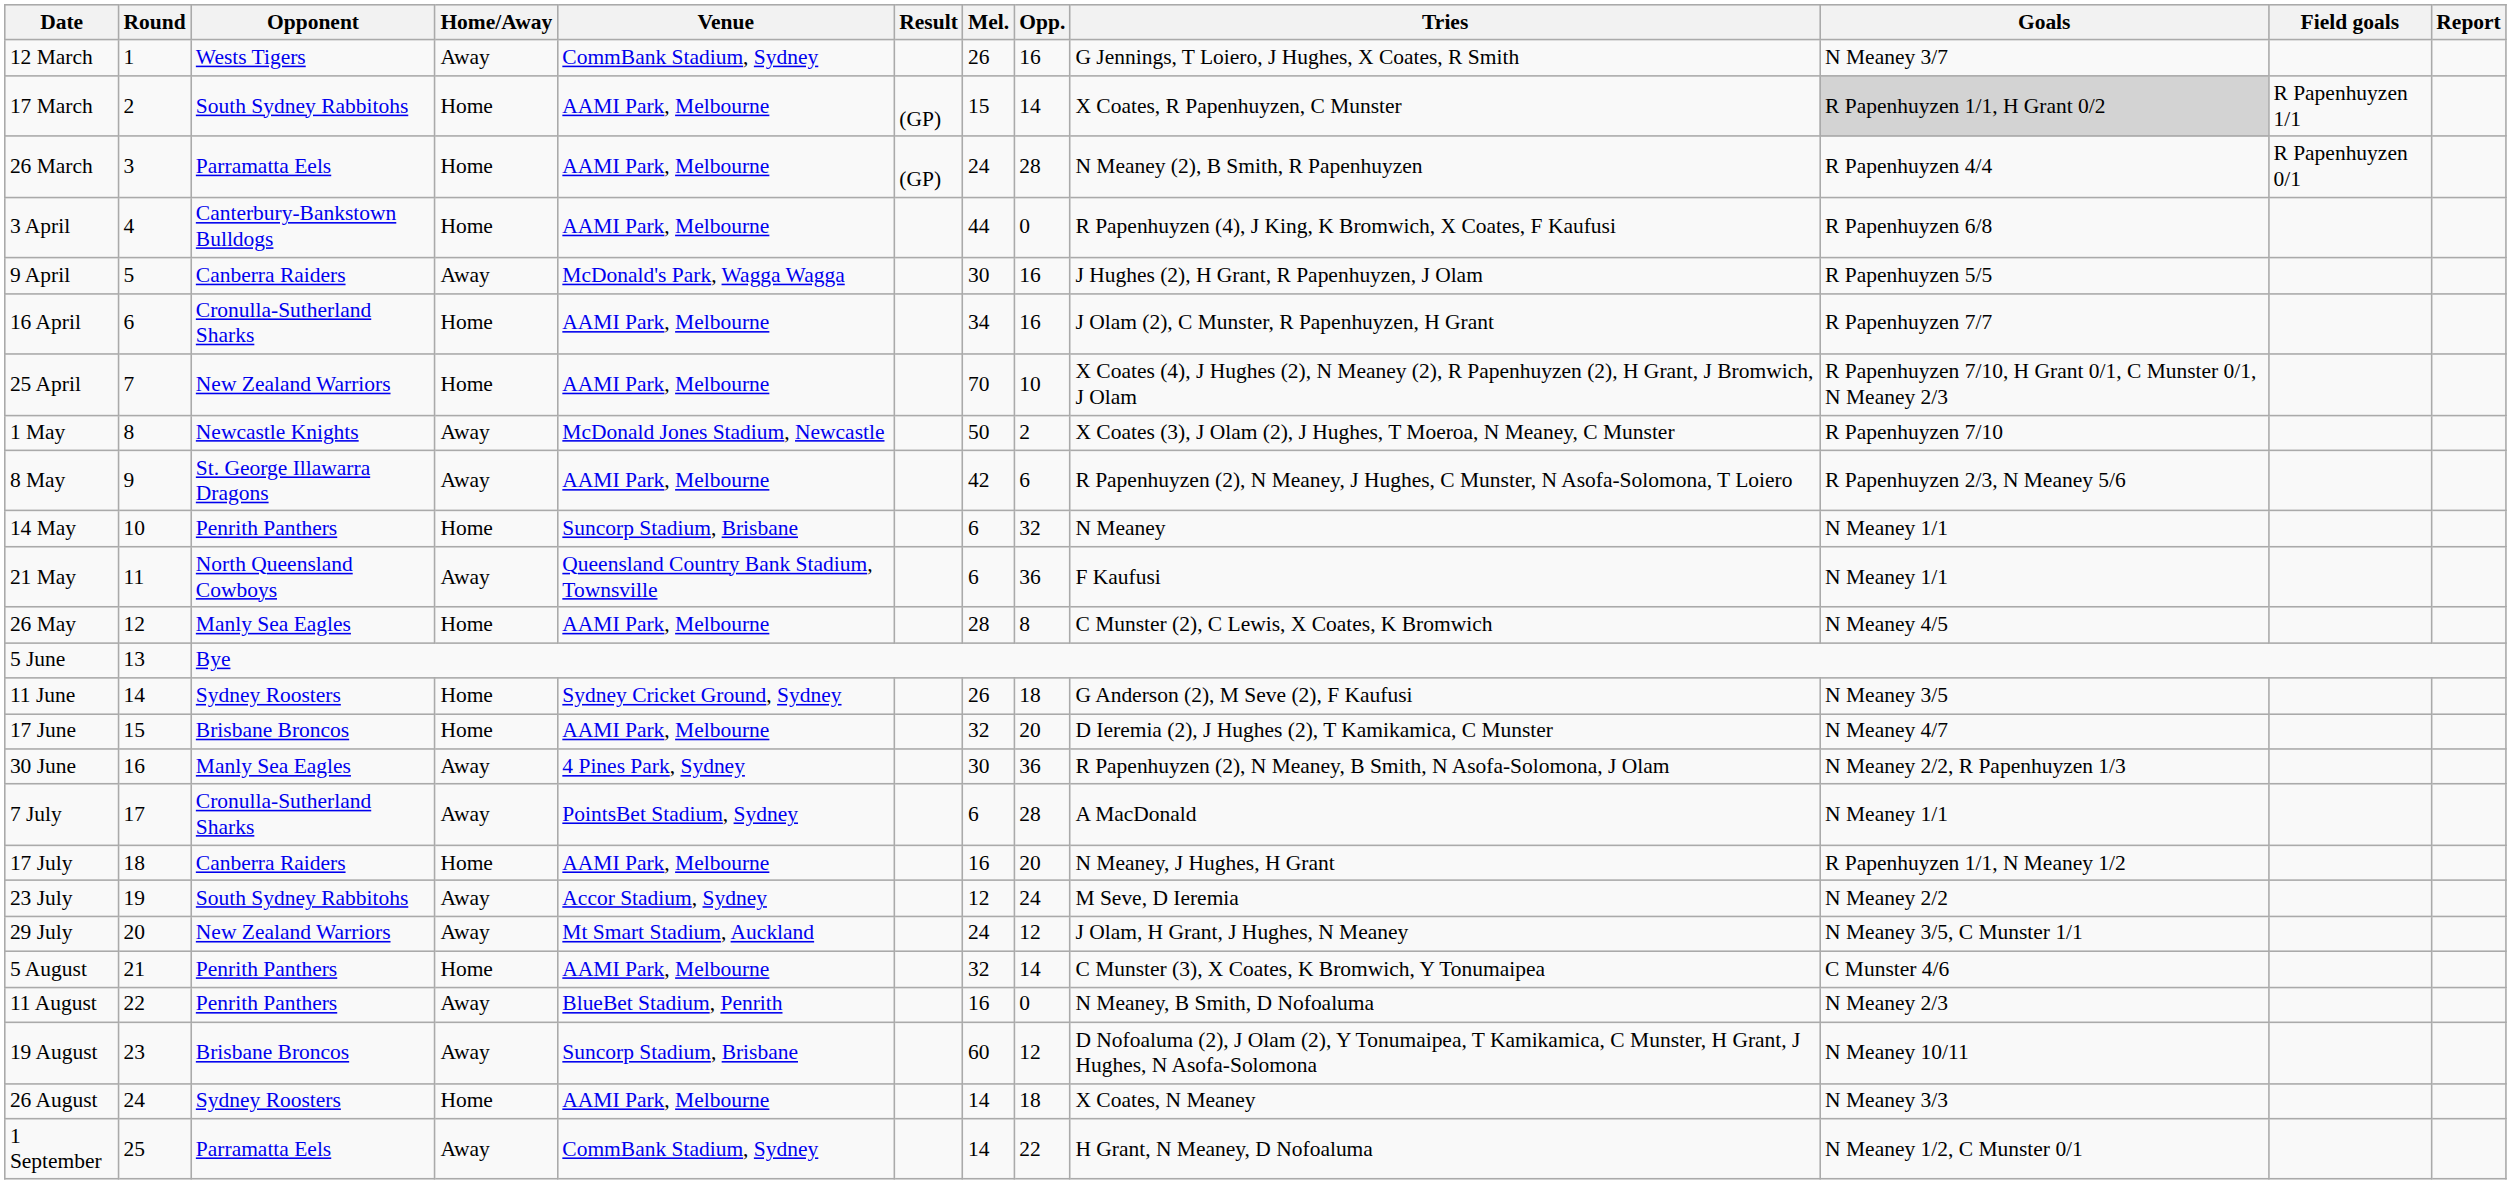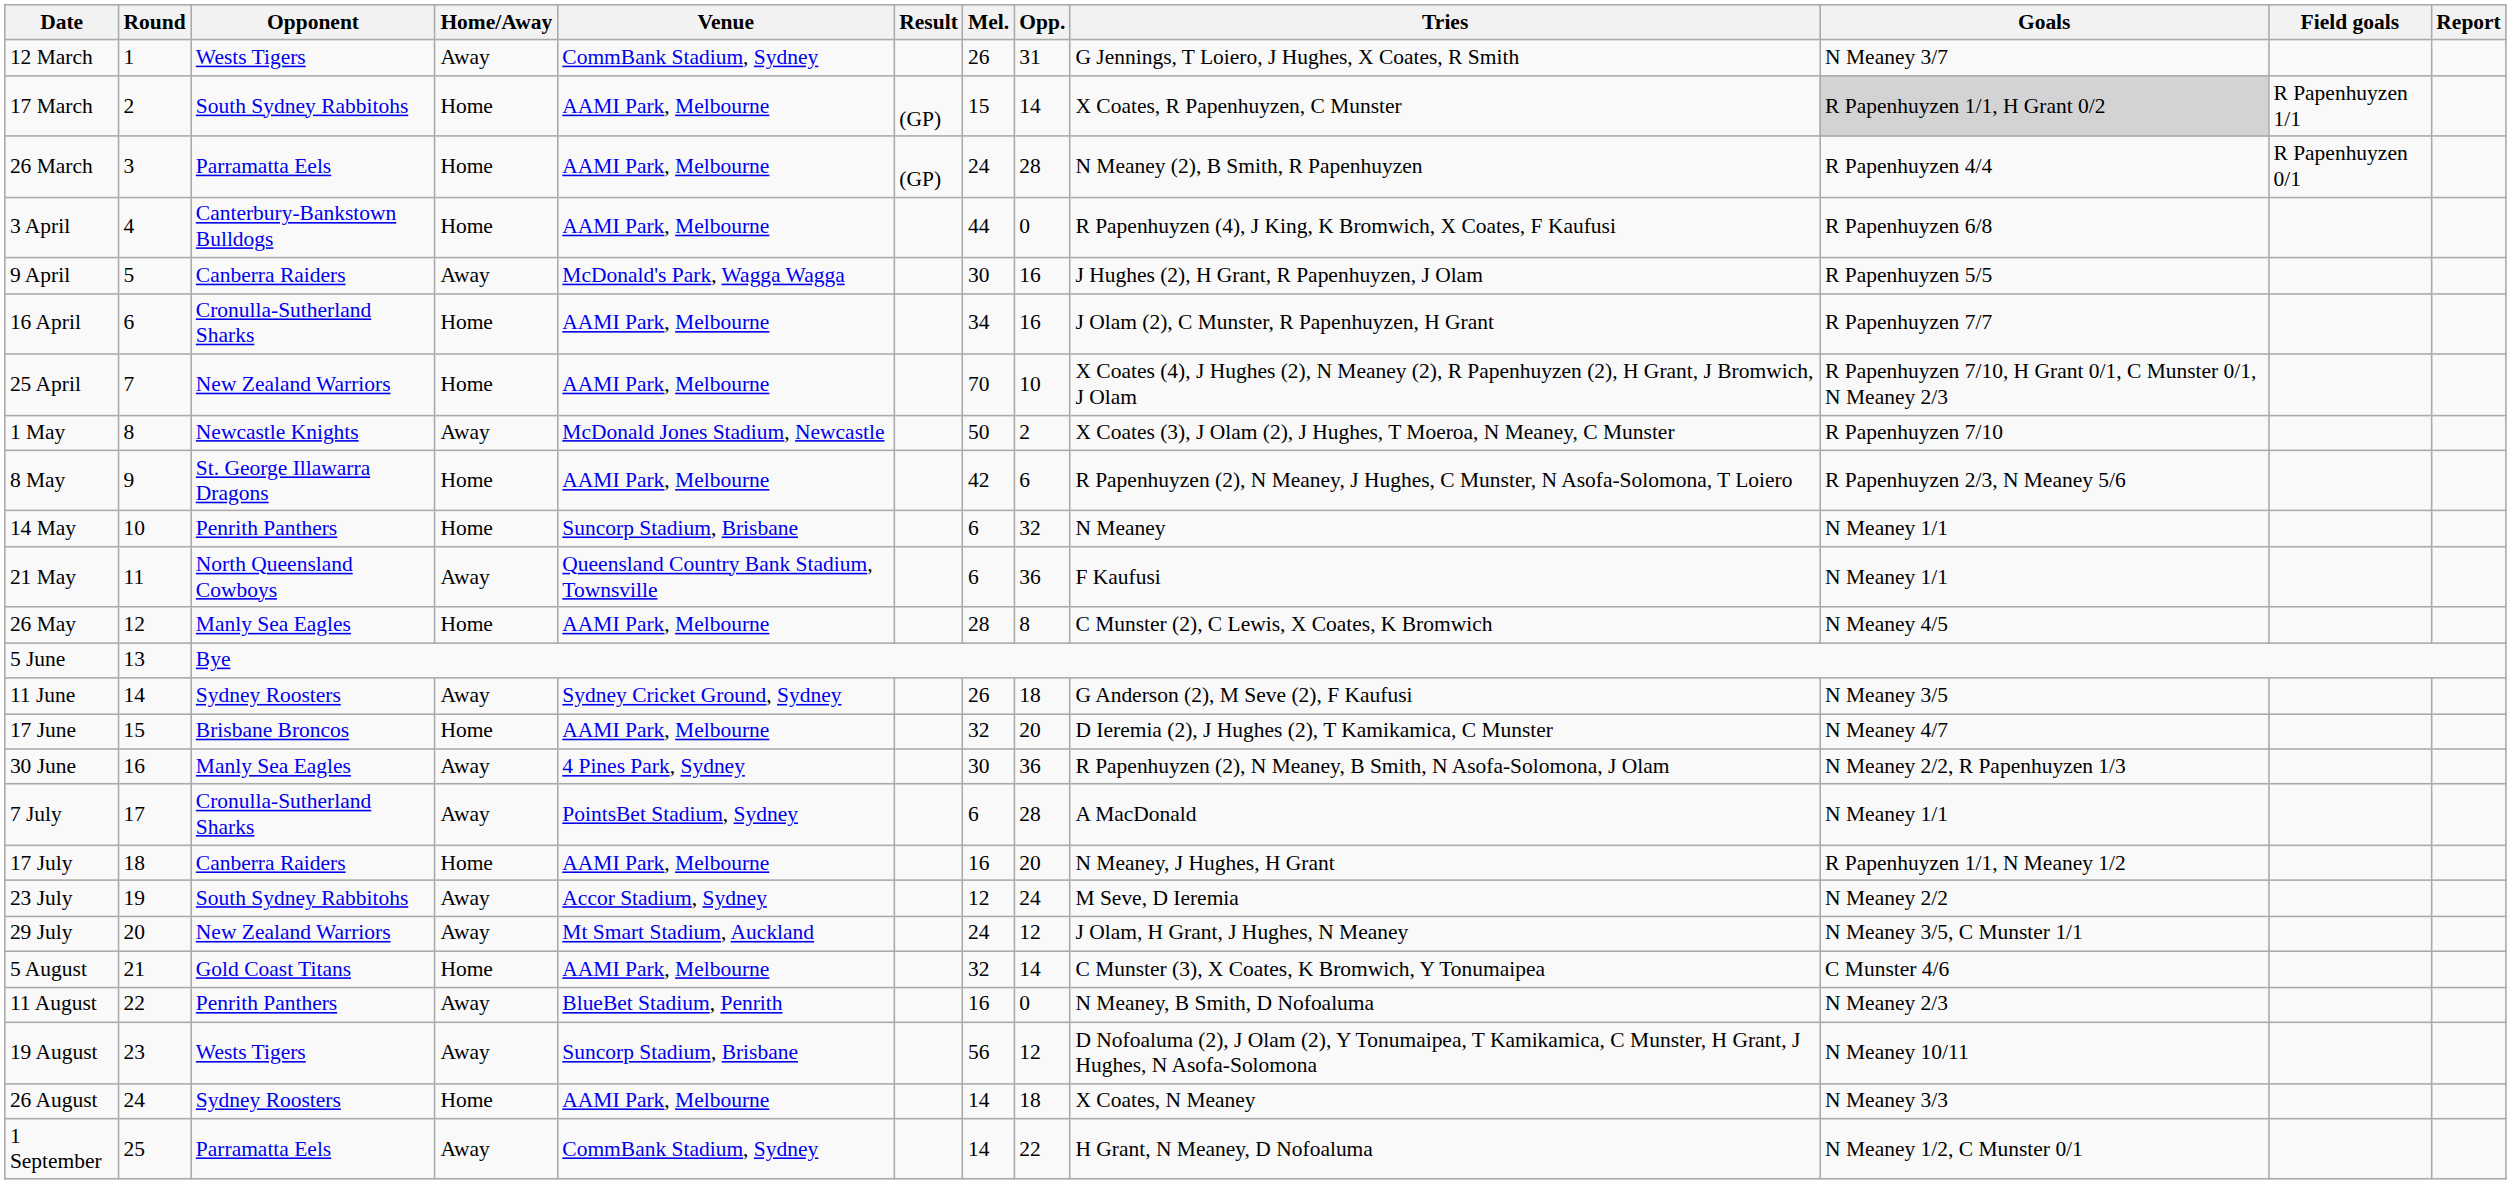(1030, 57) 16 -> (1030, 57) 31
(465, 479) Away -> (467, 479) Home
(467, 695) Home -> (465, 695) Away
(267, 968) Penrith Panthers -> (273, 968) Gold Coast Titans
(273, 1052) Brisbane Broncos -> (251, 1052) Wests Tigers
(979, 1052) 60 -> (979, 1052) 56
